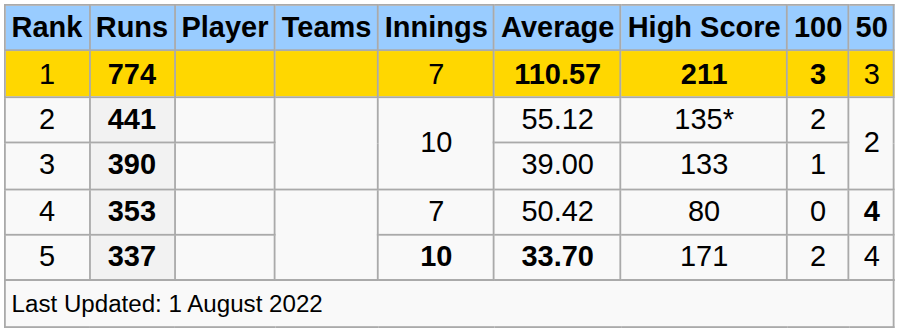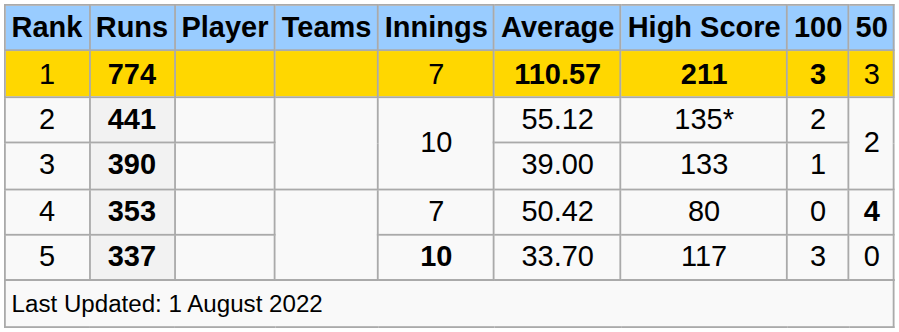(558, 257) bold -> (558, 257) normal
(704, 257) 171 -> (704, 257) 117
(818, 257) 2 -> (818, 257) 3
(872, 257) 4 -> (872, 257) 0
